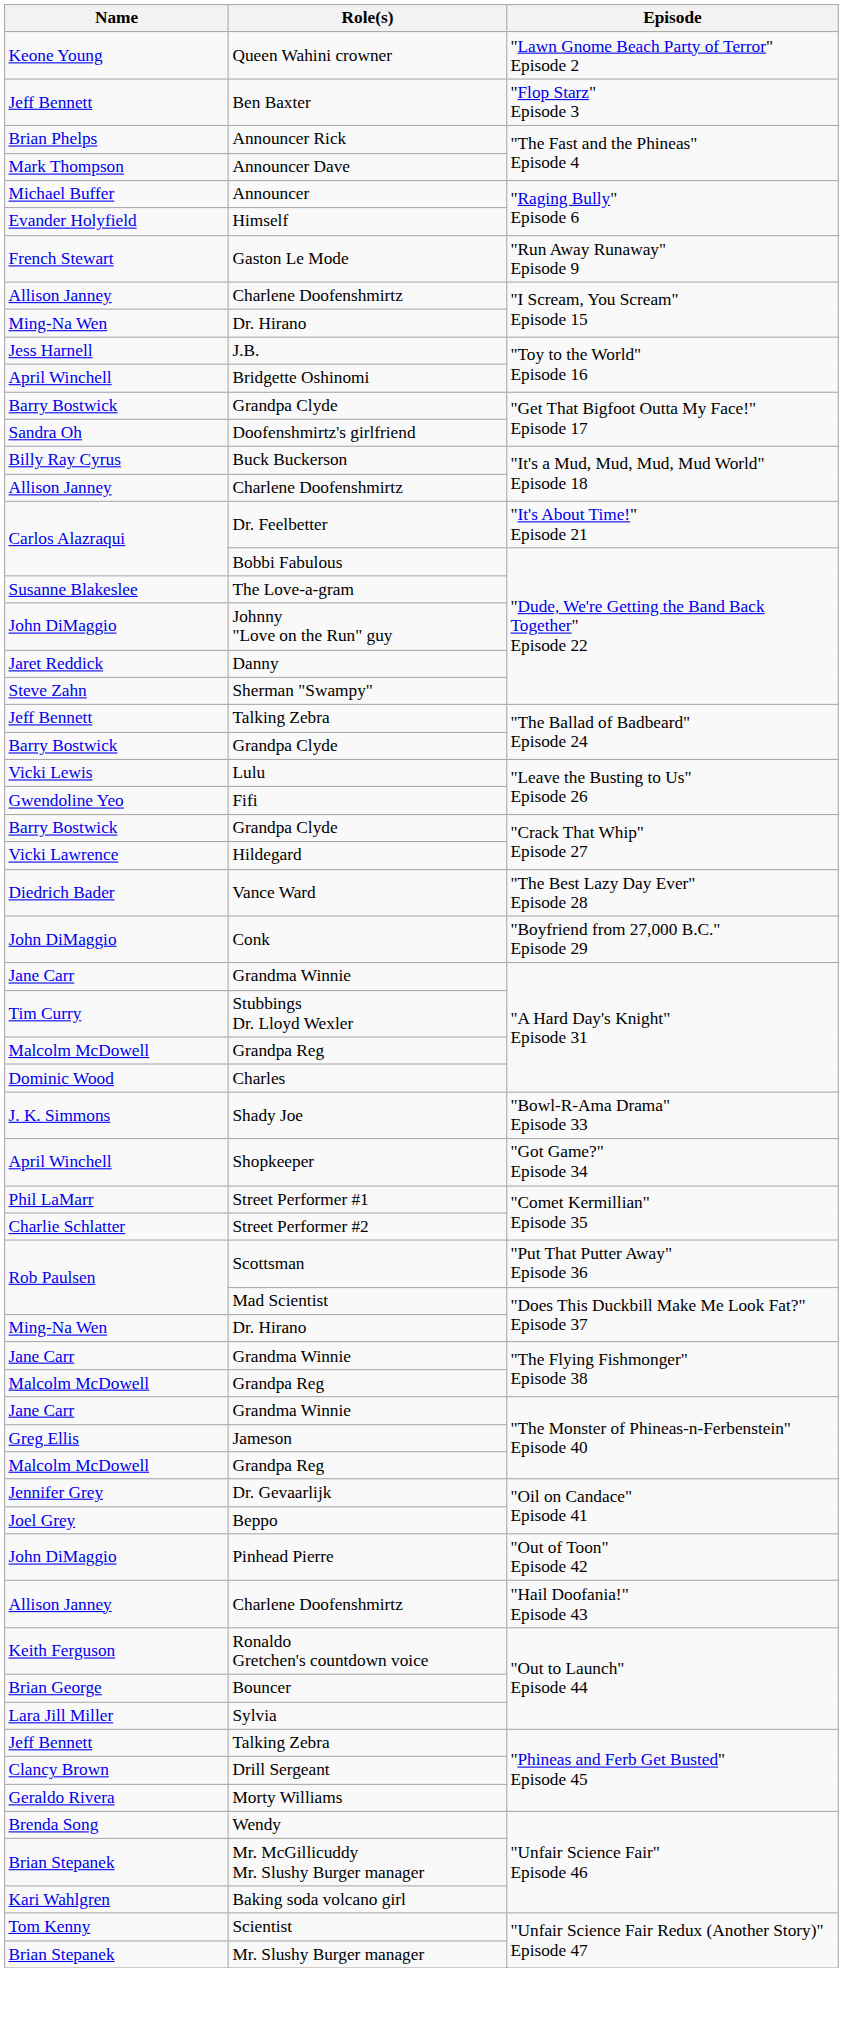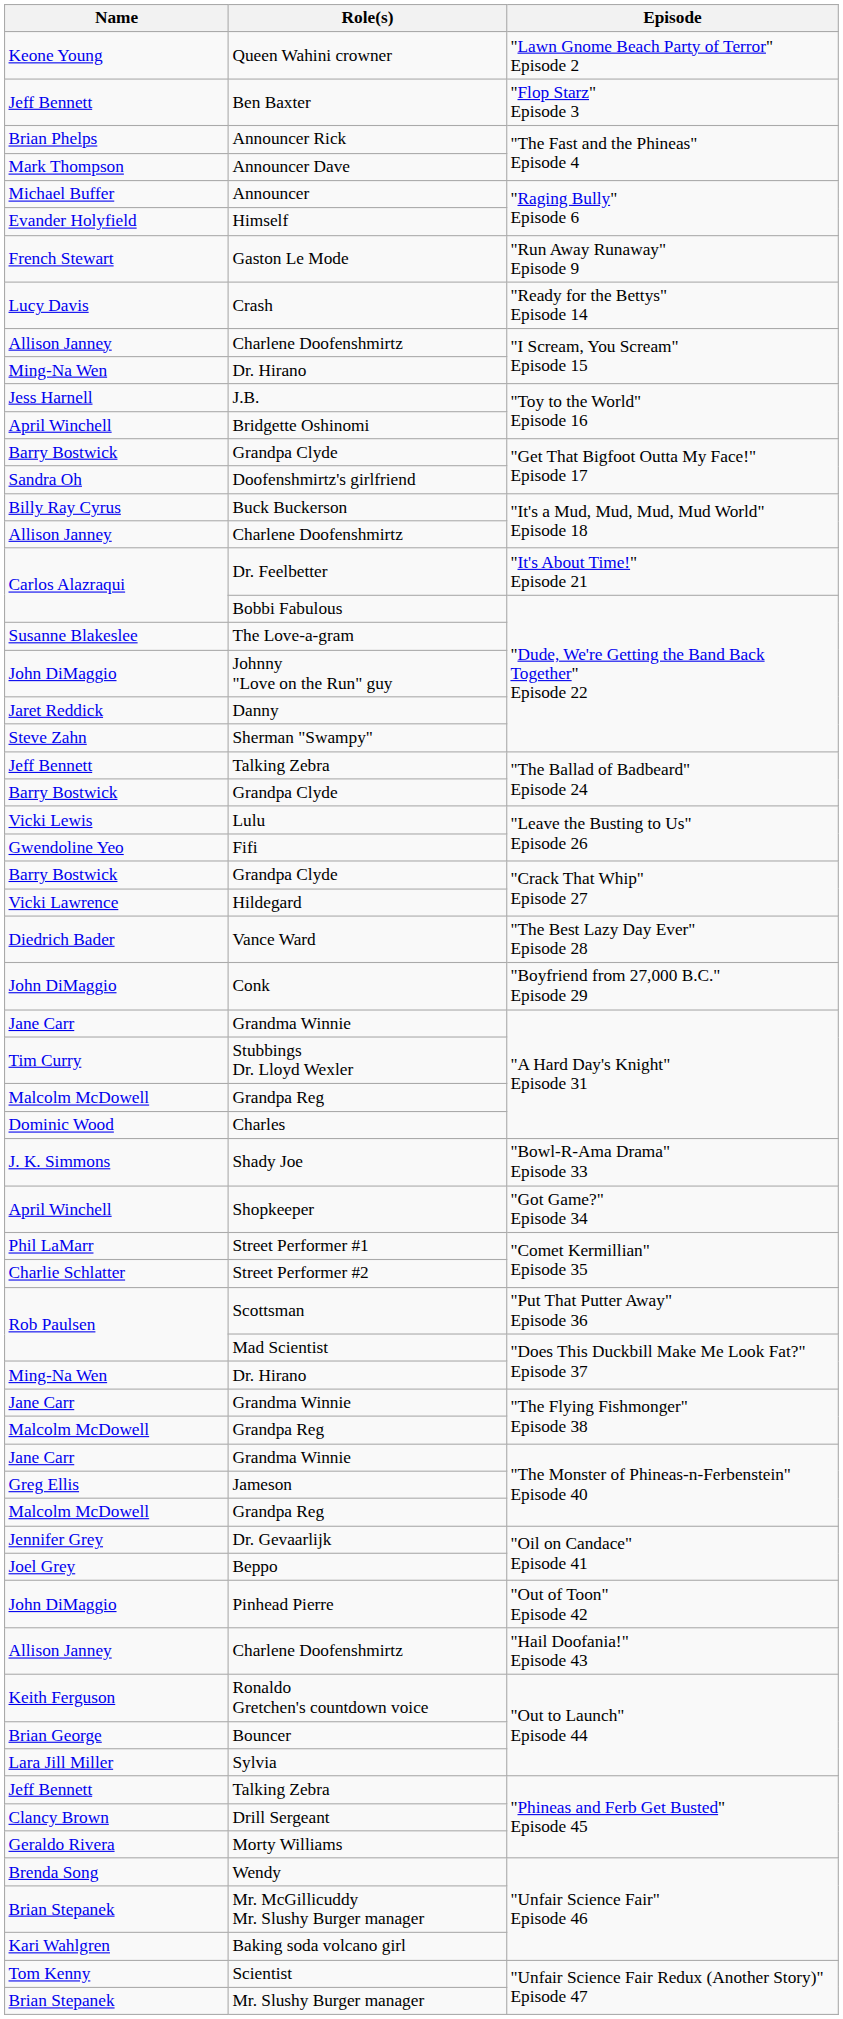+ row: (253, 305)
